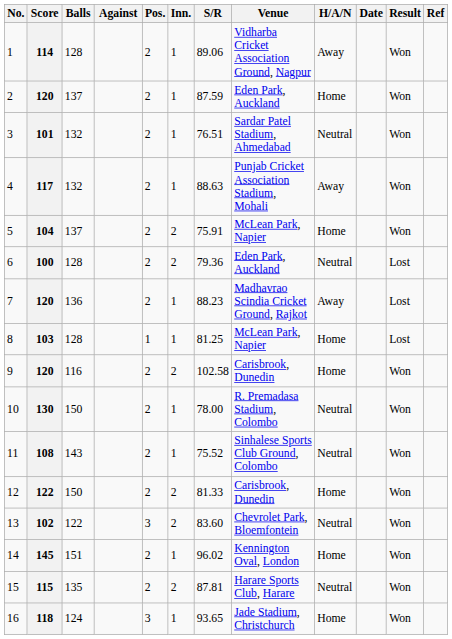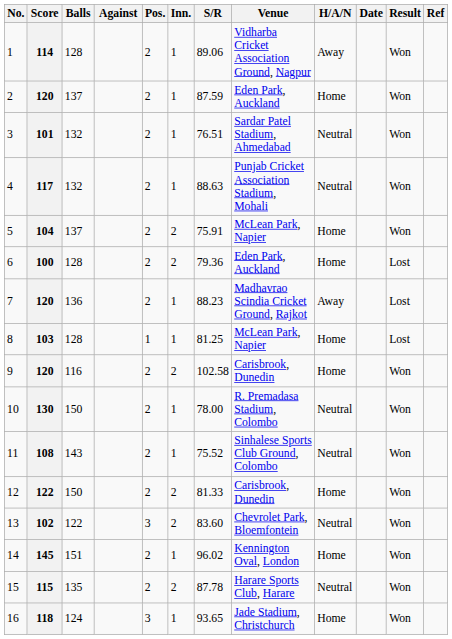(331, 186) Away -> (335, 186) Neutral
(335, 262) Neutral -> (332, 262) Home
(210, 587) 87.81 -> (210, 587) 87.78
